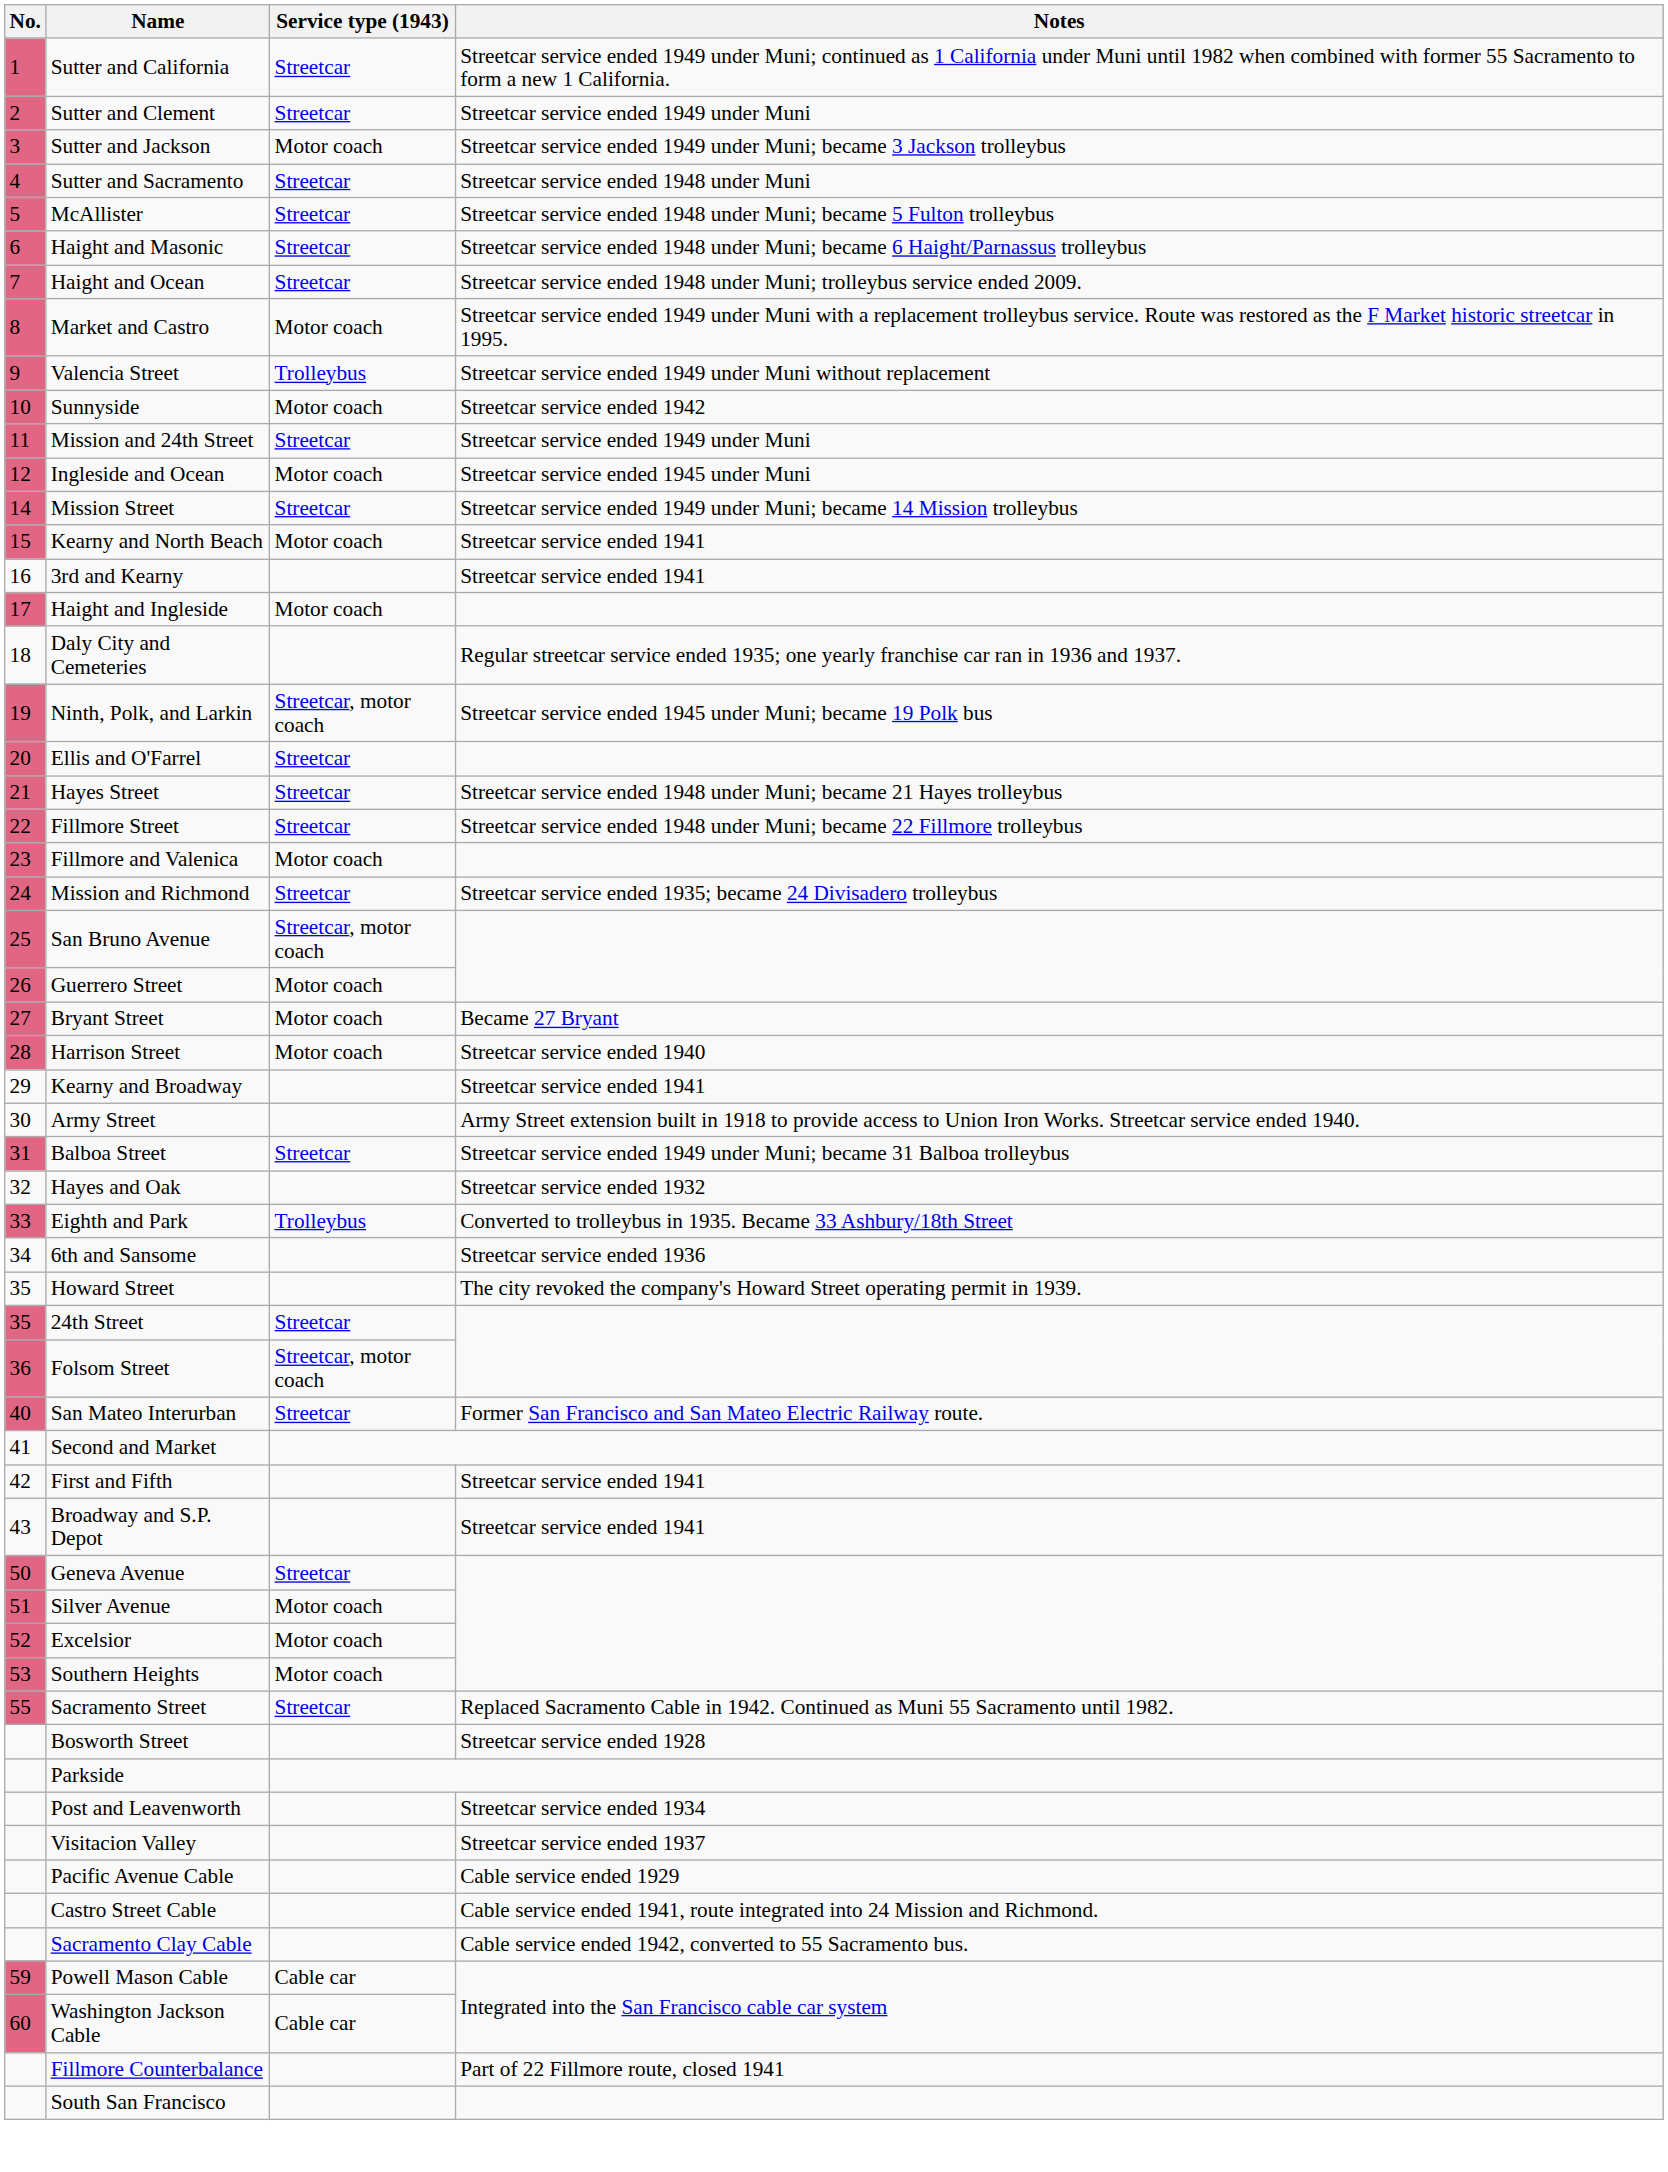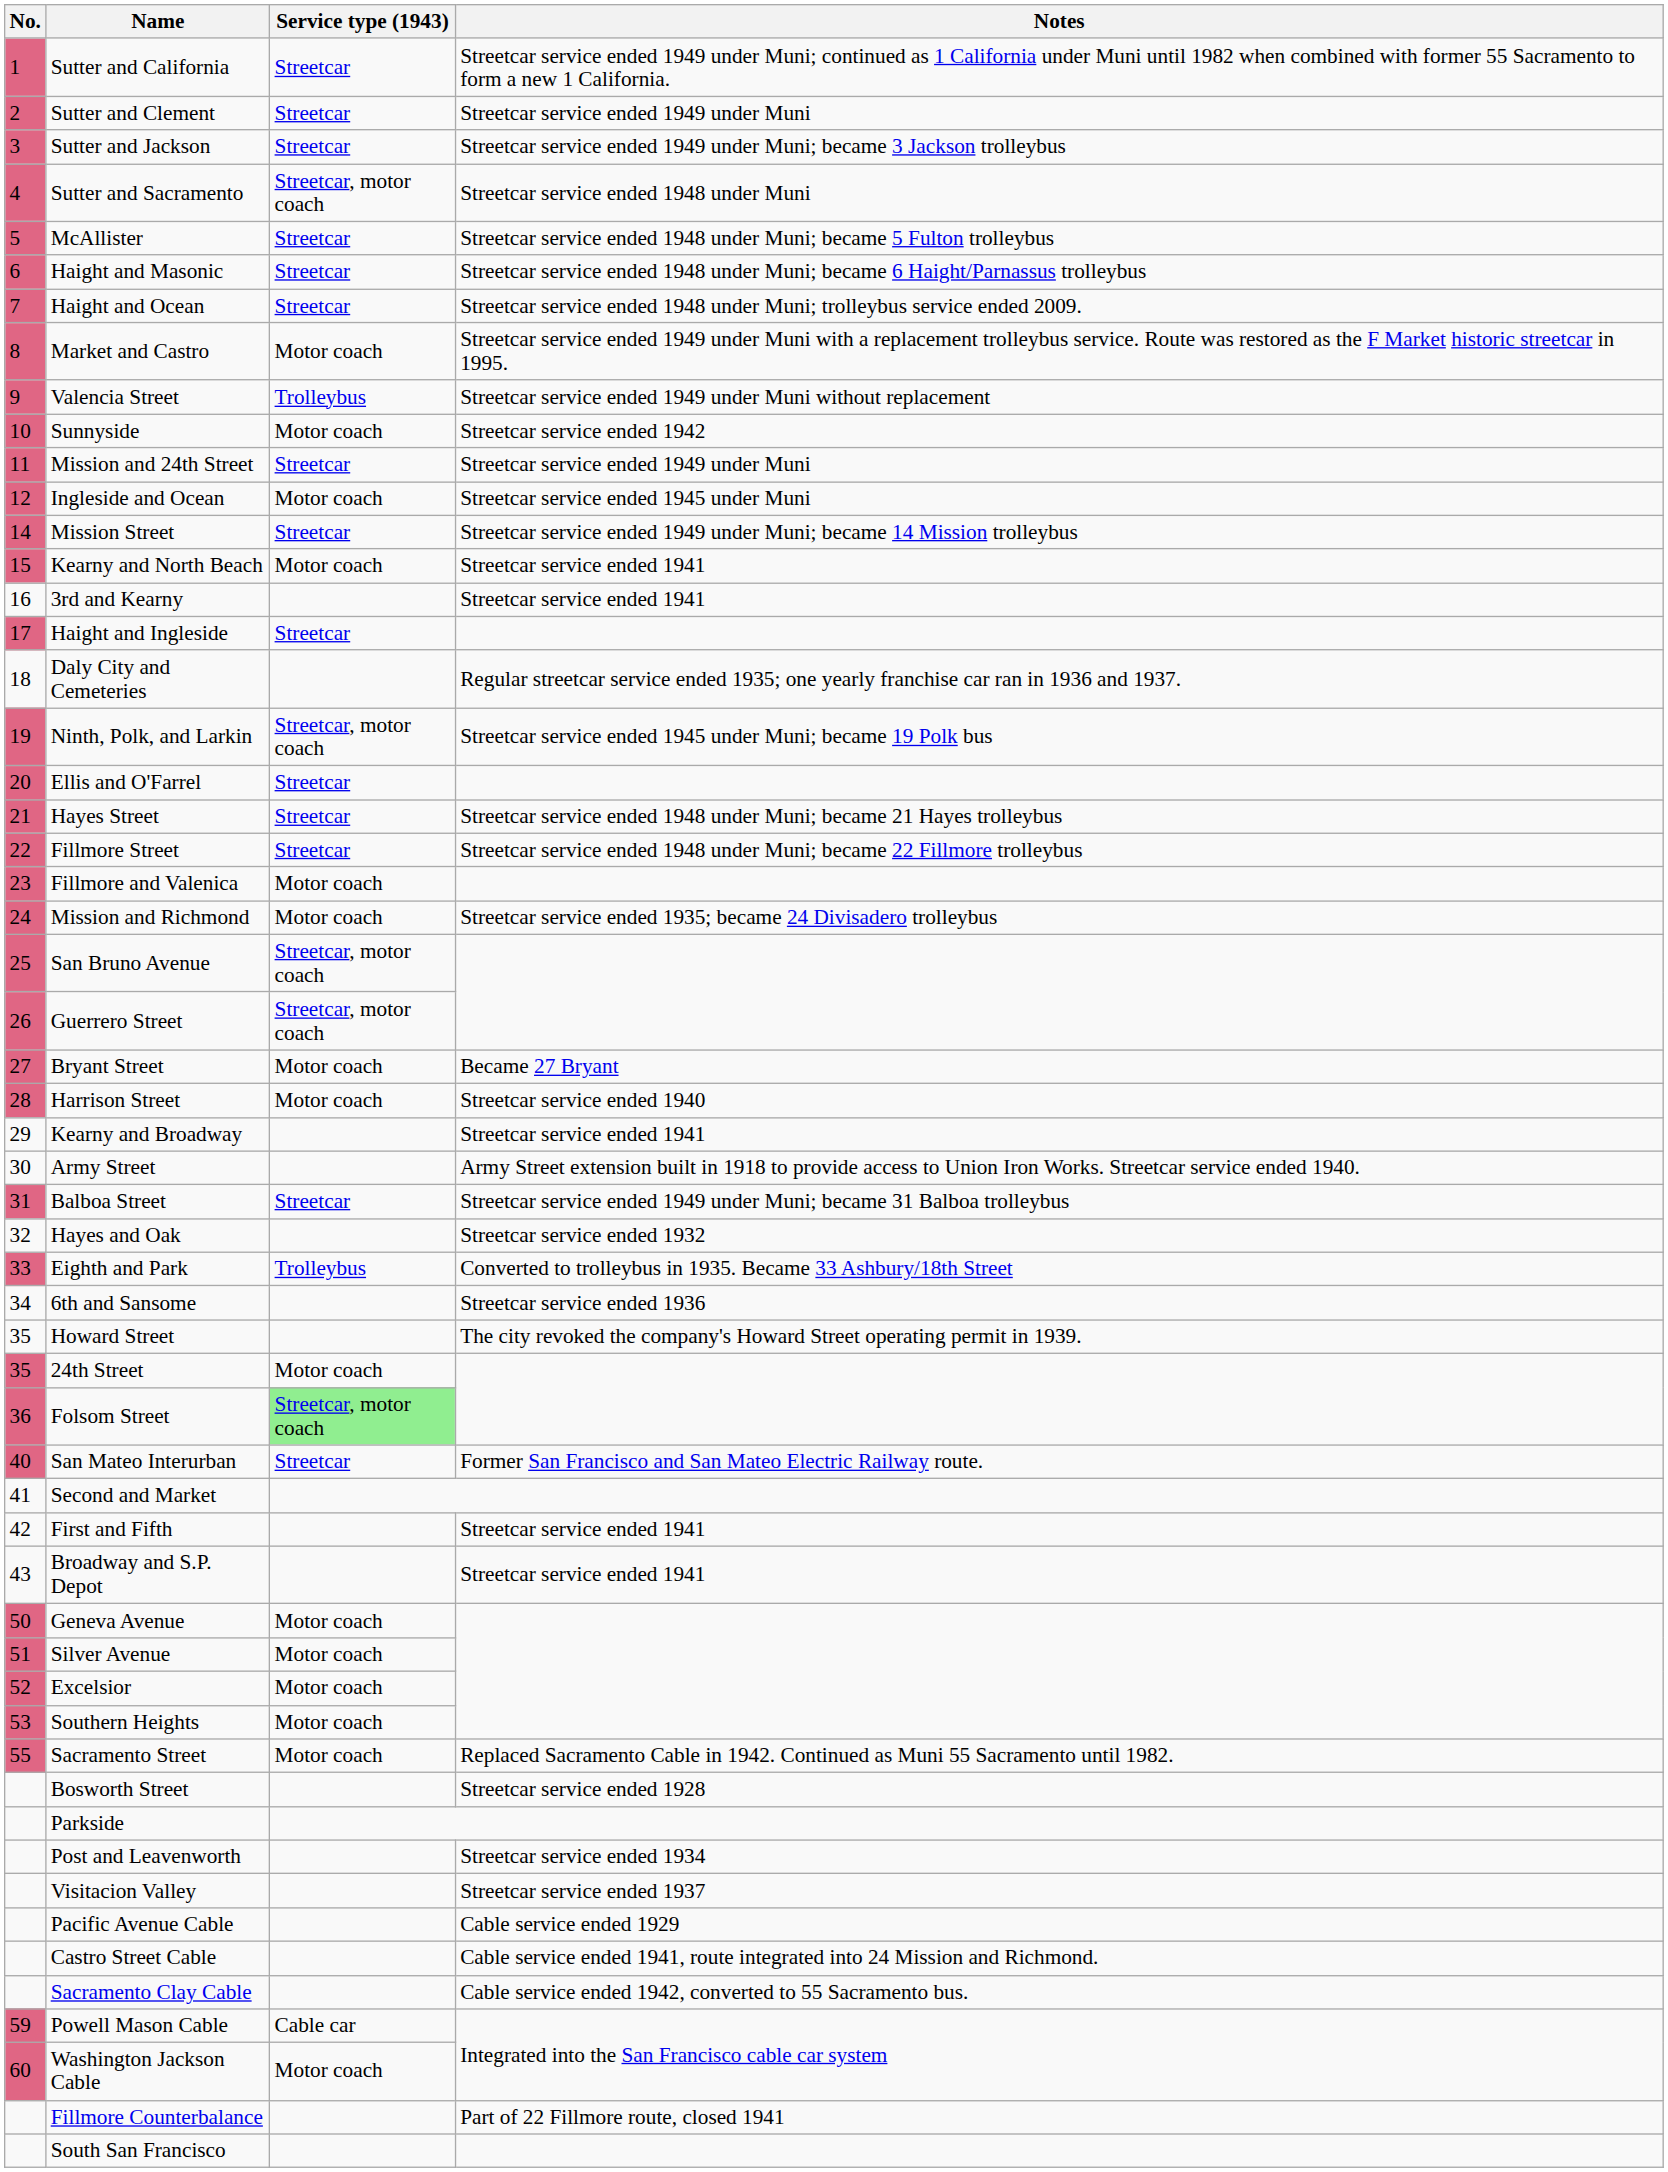(329, 146) Motor coach -> (312, 146) Streetcar
(312, 180) Streetcar -> (343, 192) Streetcar, motor coach
(329, 609) Motor coach -> (312, 633) Streetcar
(312, 893) Streetcar -> (329, 917) Motor coach
(329, 984) Motor coach -> (343, 1020) Streetcar, motor coach
(312, 1322) Streetcar -> (329, 1370) Motor coach
(343, 1367) no background -> (343, 1415) lightgreen background
(312, 1572) Streetcar -> (329, 1620) Motor coach
(312, 1707) Streetcar -> (329, 1755) Motor coach
(315, 2023) Cable car -> (329, 2071) Motor coach
